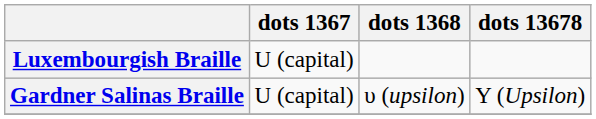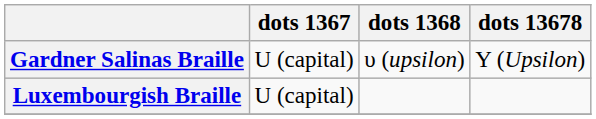rows swapped: (127, 95) <-> (127, 59)
